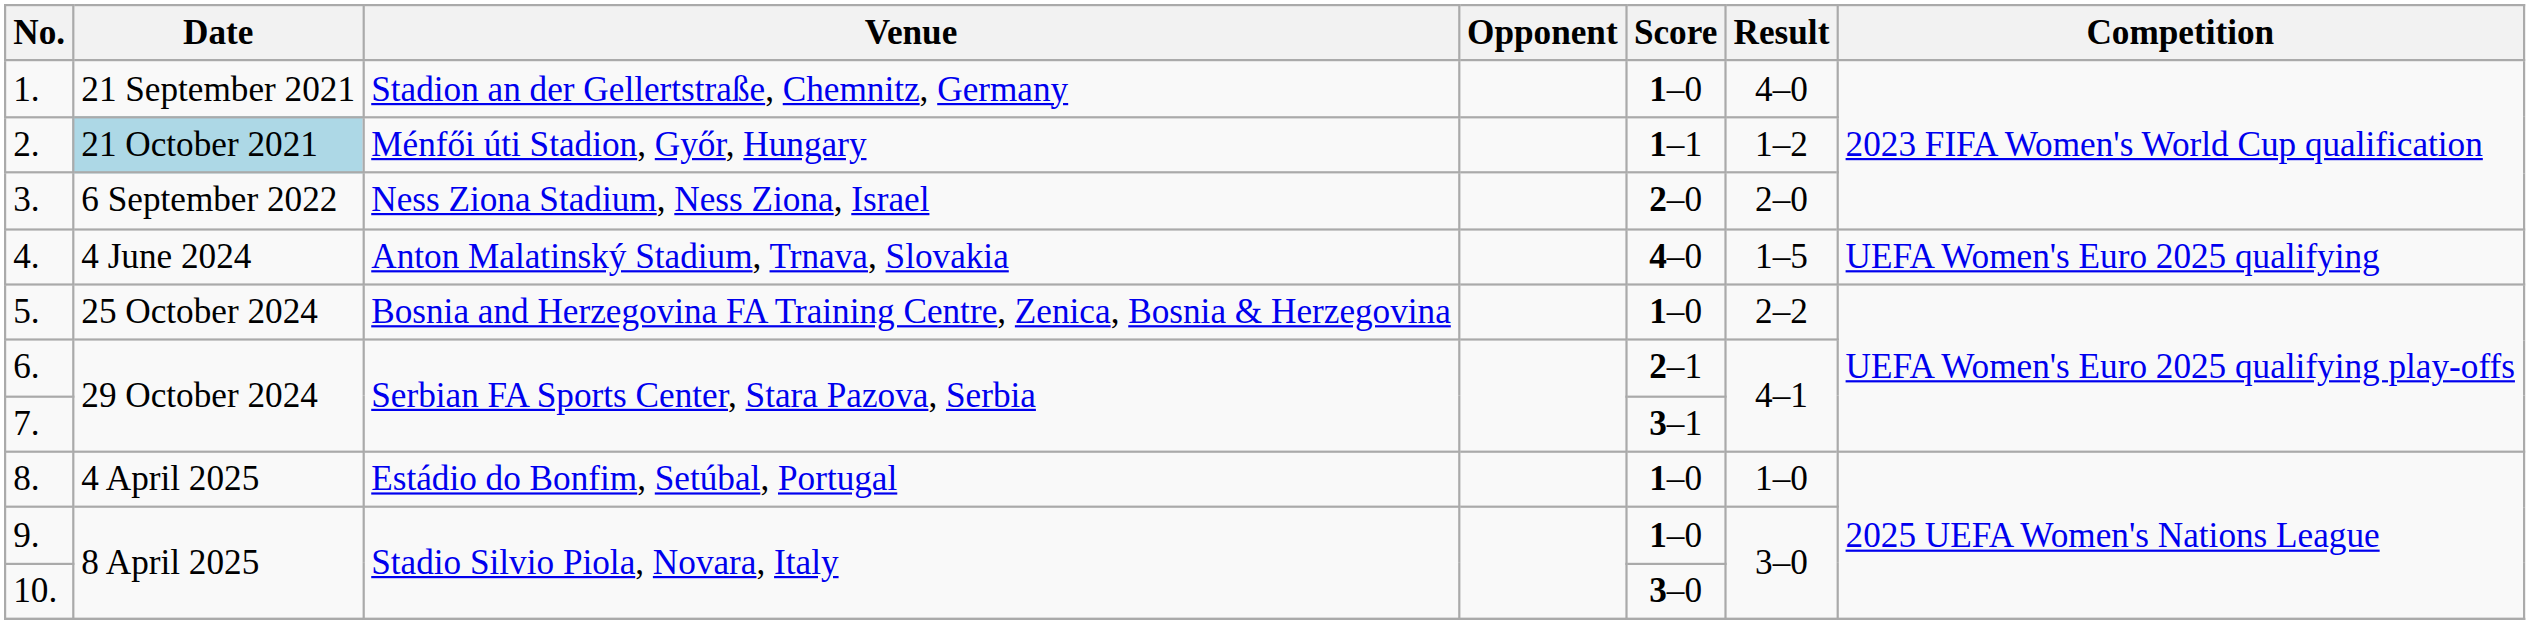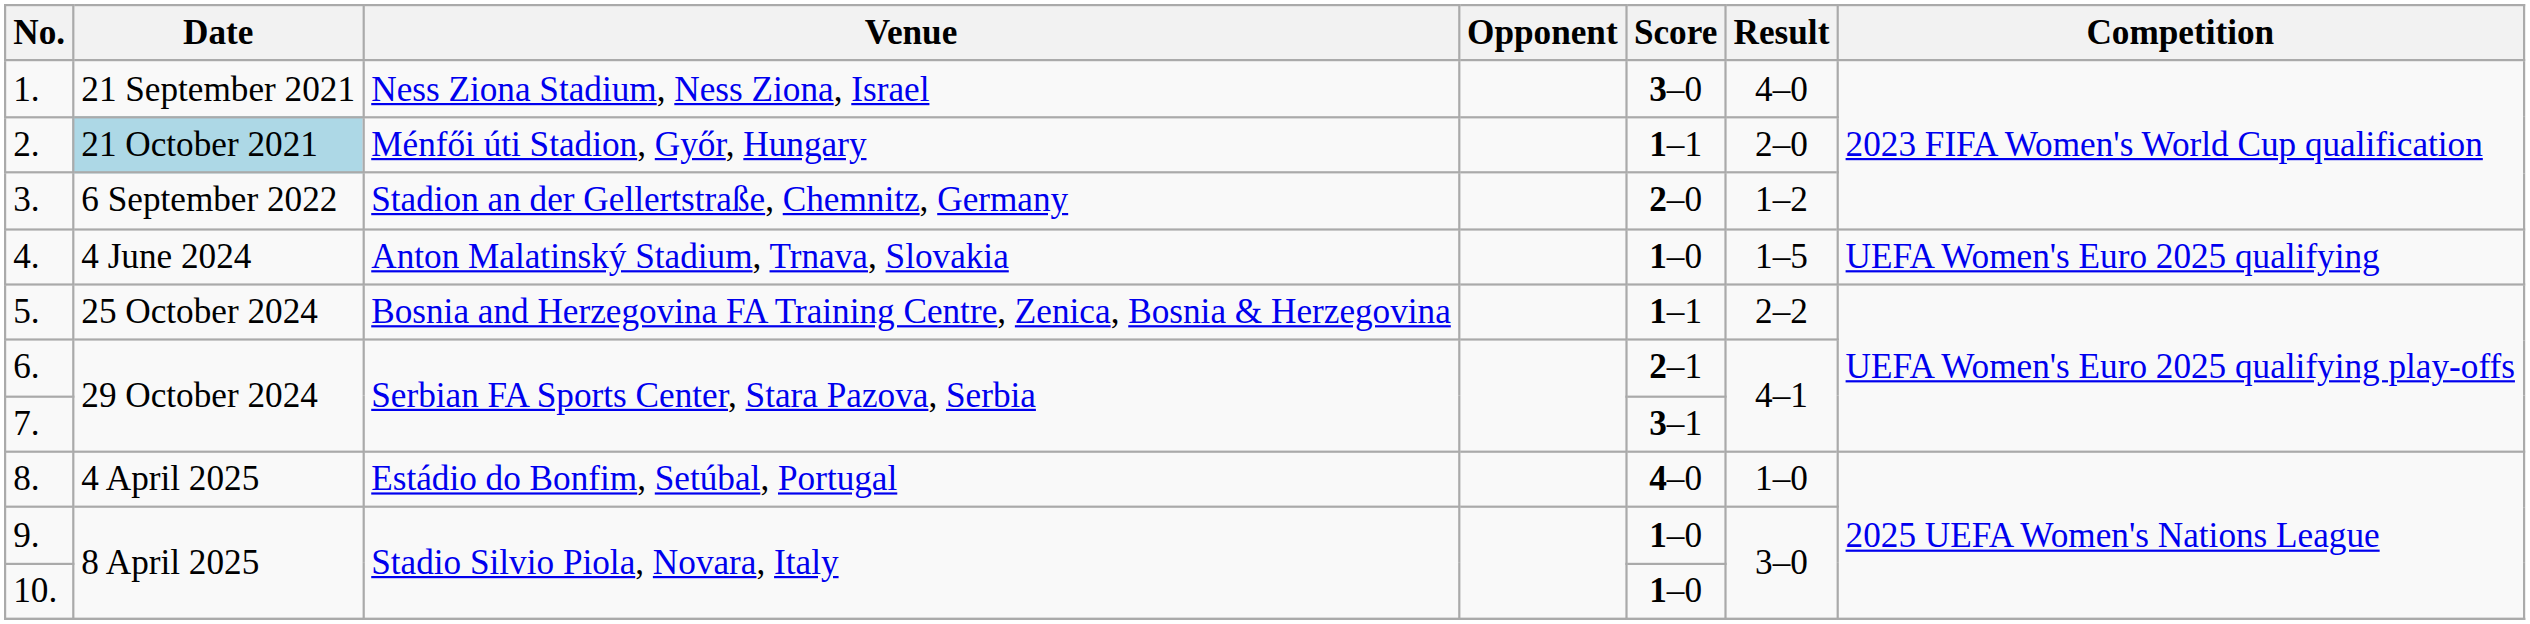(720, 88) Stadion an der Gellertstraße, Chemnitz, Germany -> (650, 88) Ness Ziona Stadium, Ness Ziona, Israel
(1676, 88) 1–0 -> (1676, 88) 3–0
(1781, 144) 1–2 -> (1781, 144) 2–0
(650, 199) Ness Ziona Stadium, Ness Ziona, Israel -> (720, 199) Stadion an der Gellertstraße, Chemnitz, Germany
(1781, 199) 2–0 -> (1781, 199) 1–2
(1676, 255) 4–0 -> (1676, 255) 1–0
(1676, 311) 1–0 -> (1676, 311) 1–1
(1676, 479) 1–0 -> (1676, 479) 4–0
(1676, 590) 3–0 -> (1676, 590) 1–0
